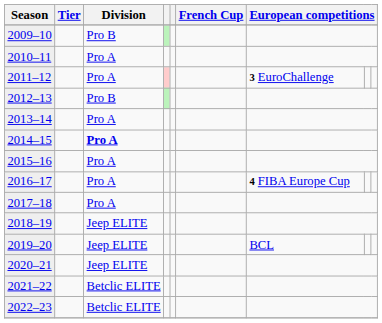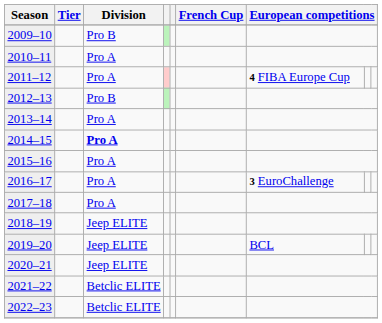(292, 77) 3 EuroChallenge -> (300, 77) 4 FIBA Europe Cup
(300, 181) 4 FIBA Europe Cup -> (292, 181) 3 EuroChallenge
